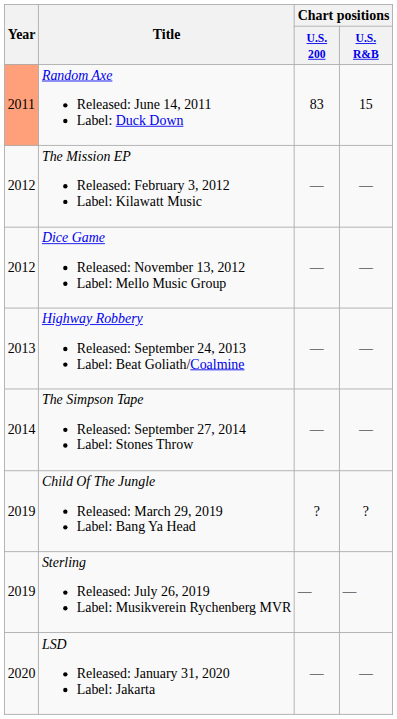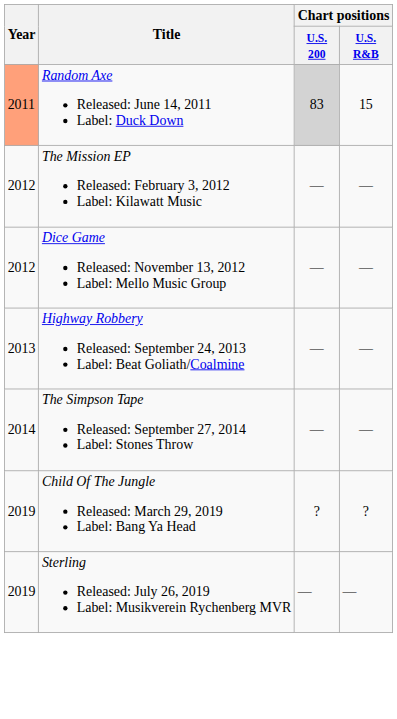(317, 104) no background -> (317, 104) lightgrey background
- row: (167, 667)
